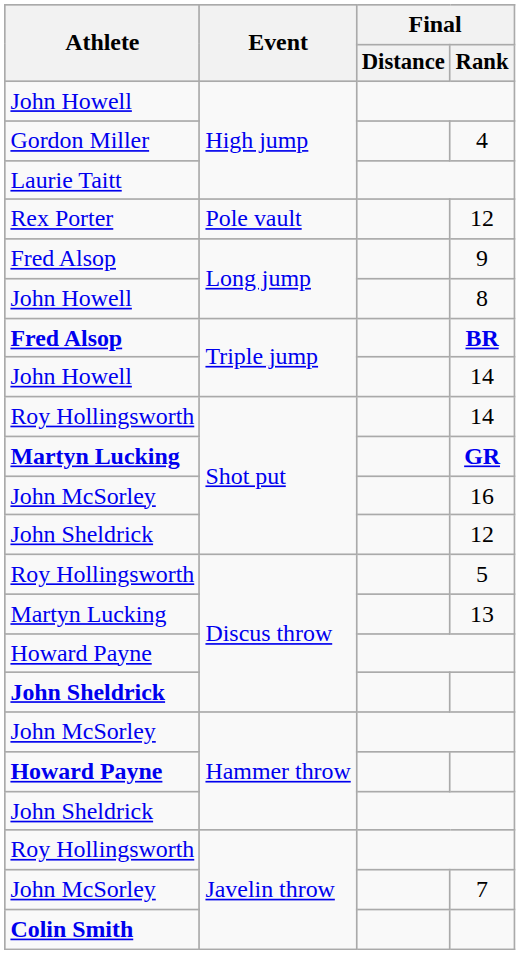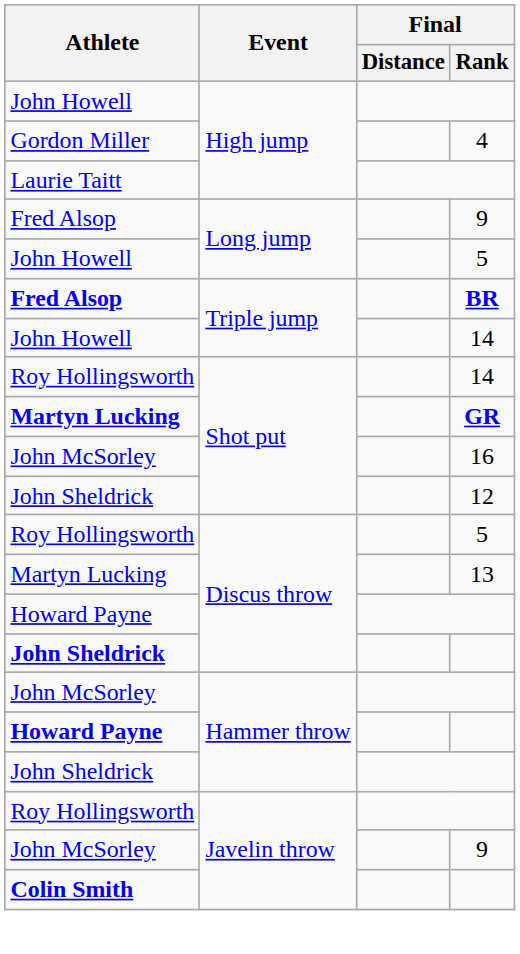- row: (62, 219)
(482, 298) 8 -> (482, 259) 5
(482, 889) 7 -> (482, 850) 9
